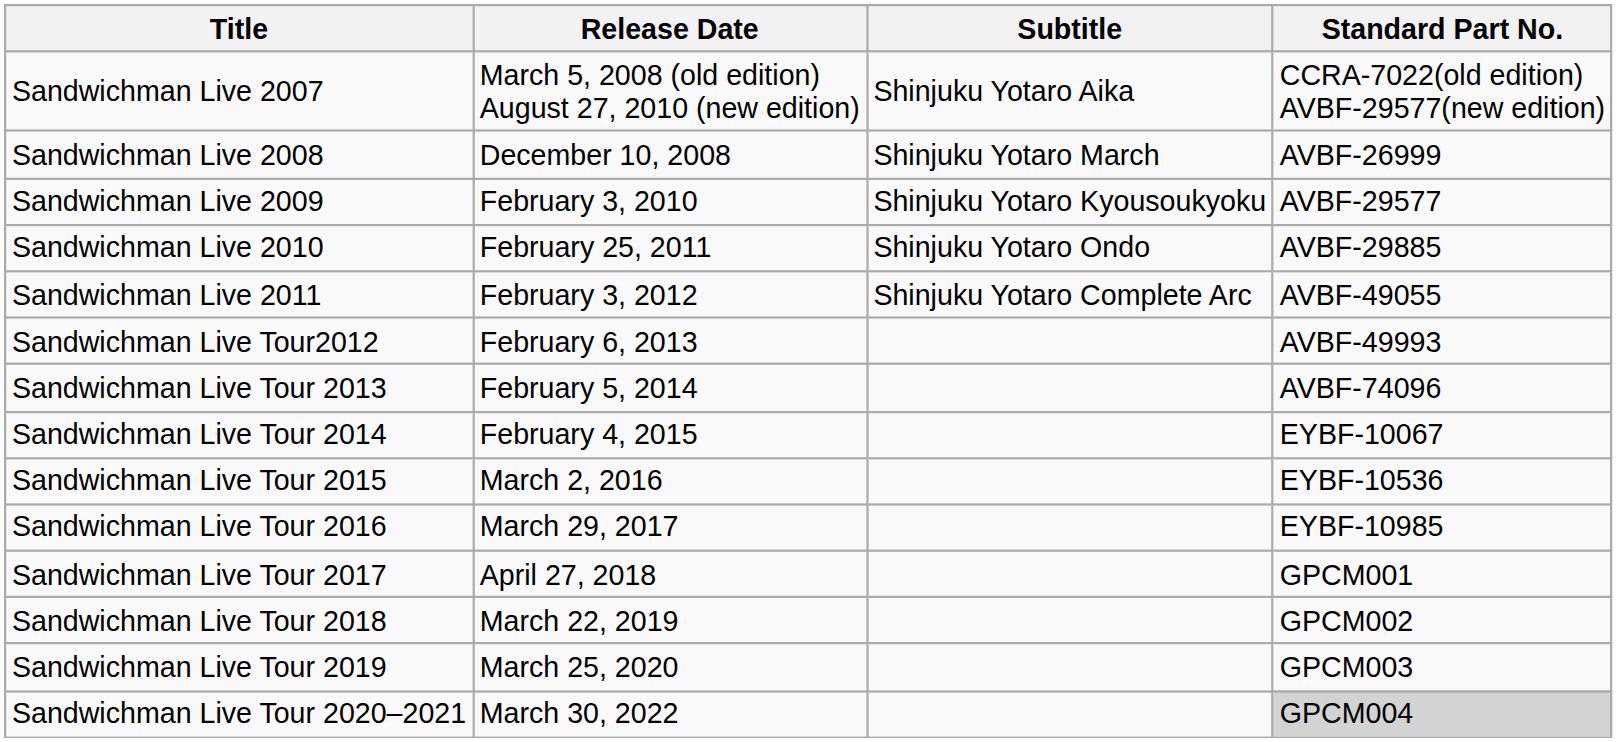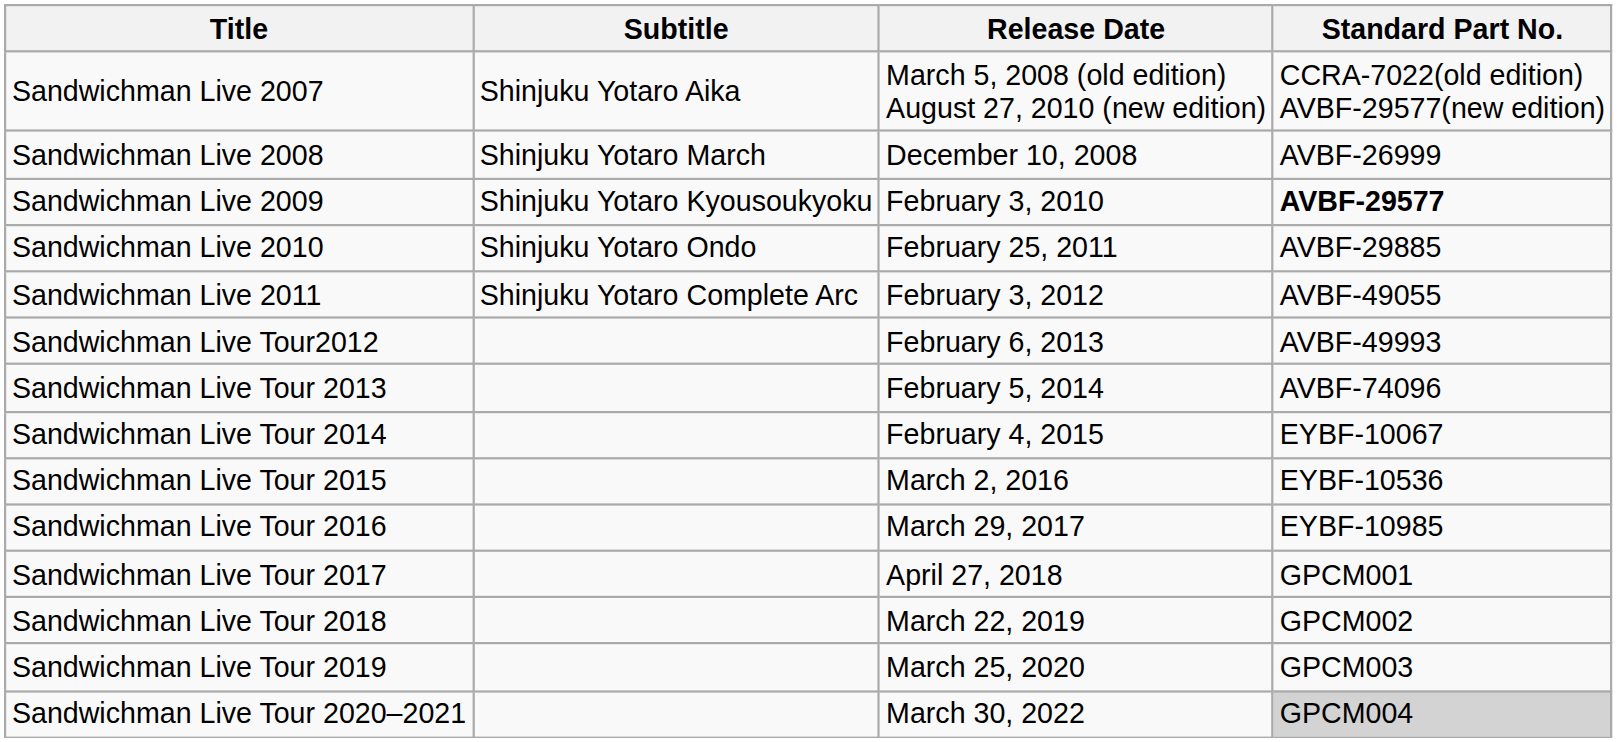columns swapped: (1070, 28) <-> (670, 28)
(1361, 201) normal -> (1362, 201) bold
